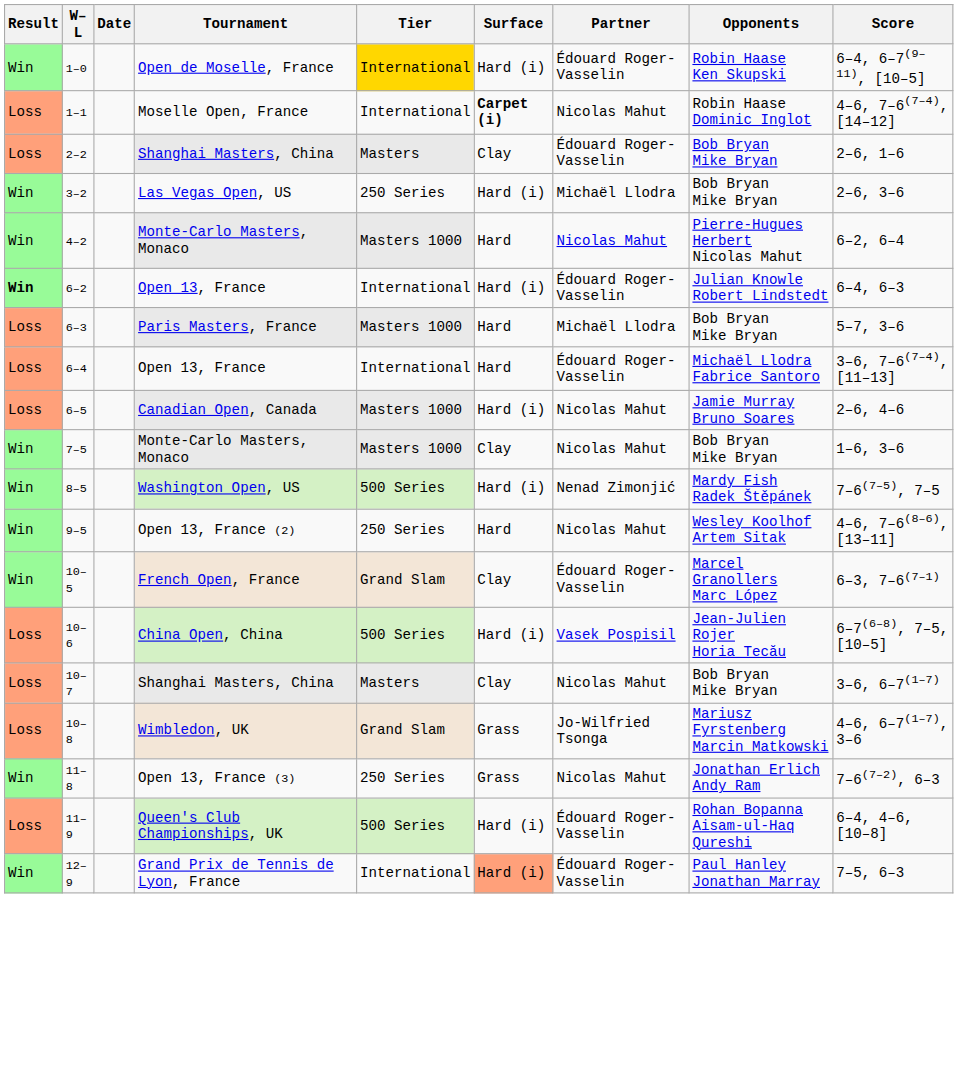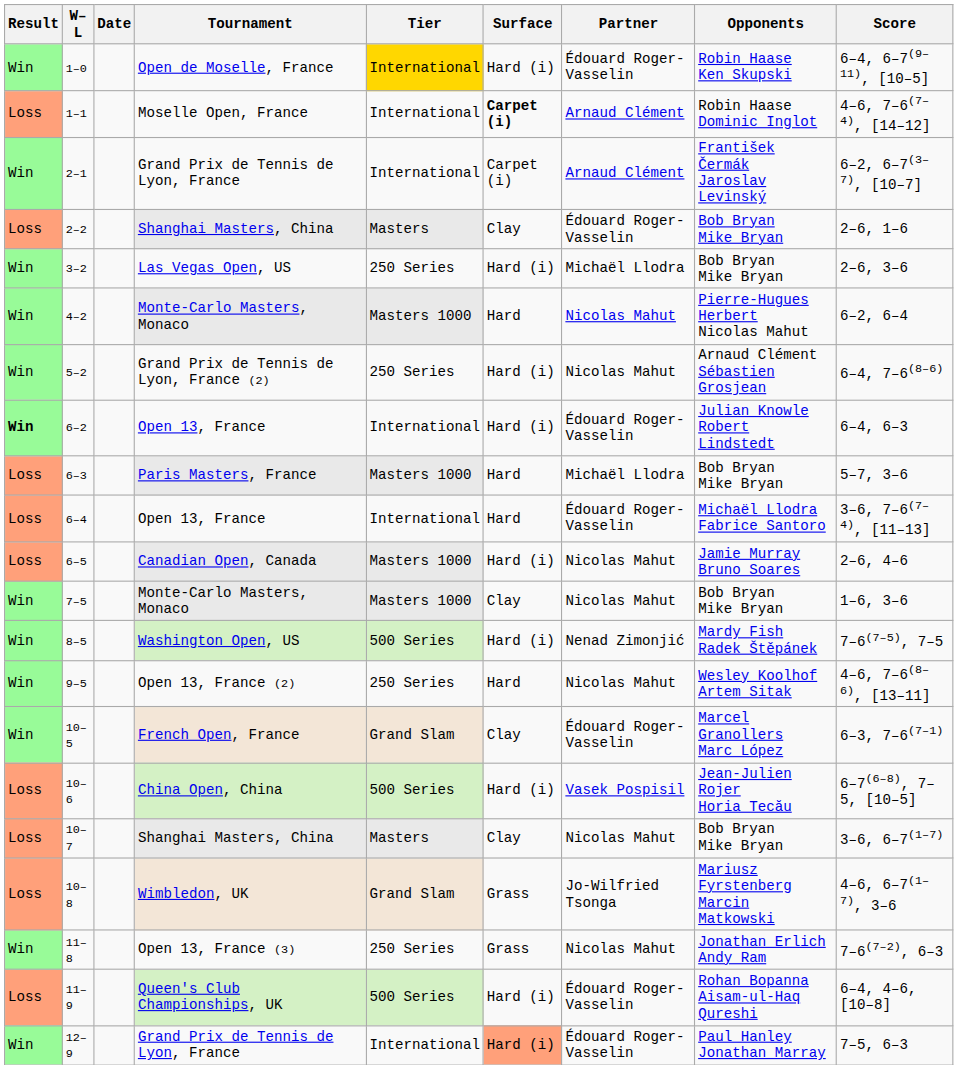(612, 112) Nicolas Mahut -> (625, 114) Arnaud Clément
+ row: (76, 174)
+ row: (76, 373)
